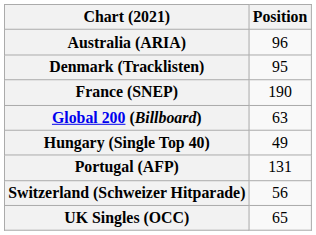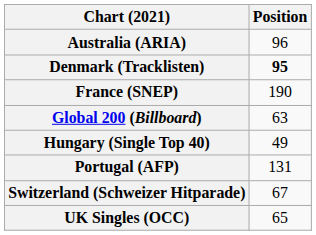(280, 67) normal -> (280, 67) bold
(280, 192) 56 -> (280, 192) 67
